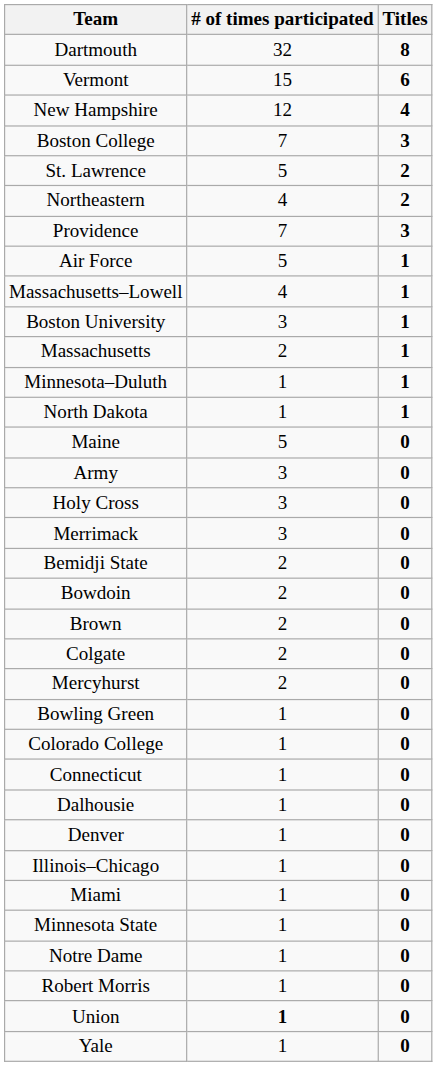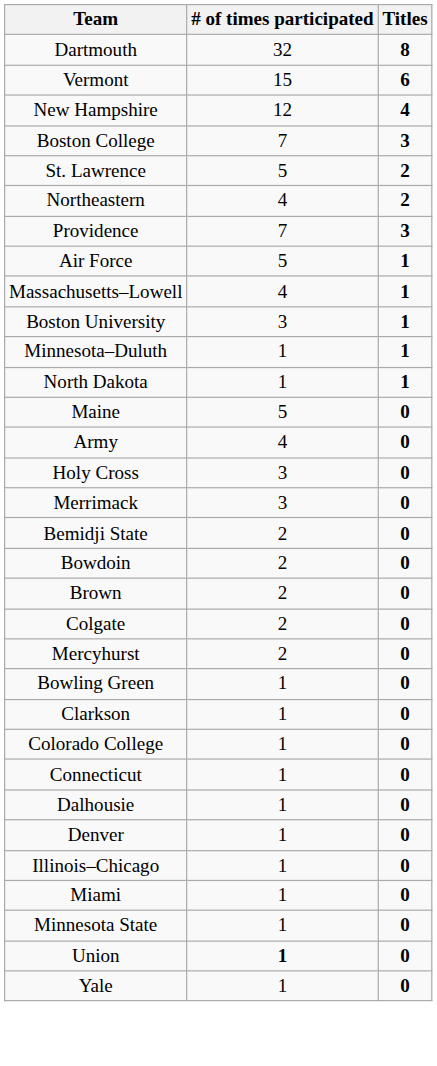- row: (96, 351)
(282, 472) 3 -> (282, 442) 4
+ row: (96, 714)
- row: (96, 955)
- row: (96, 985)
